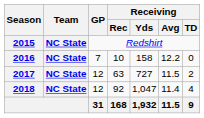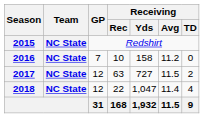(170, 58) 12.2 -> (170, 58) 11.2
(119, 89) 92 -> (119, 89) 22
